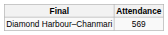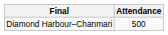(139, 24) 569 -> (139, 24) 500
